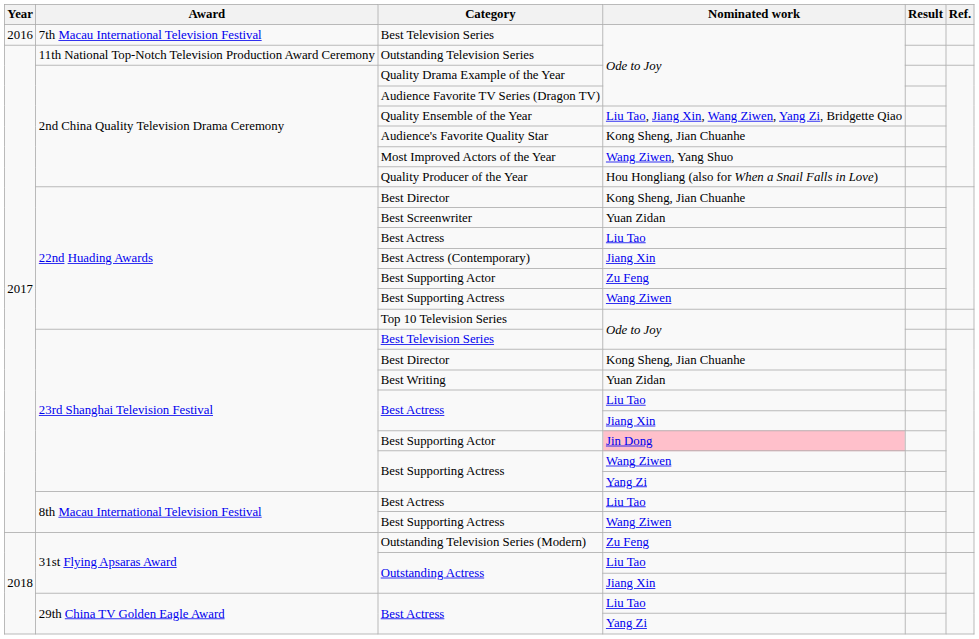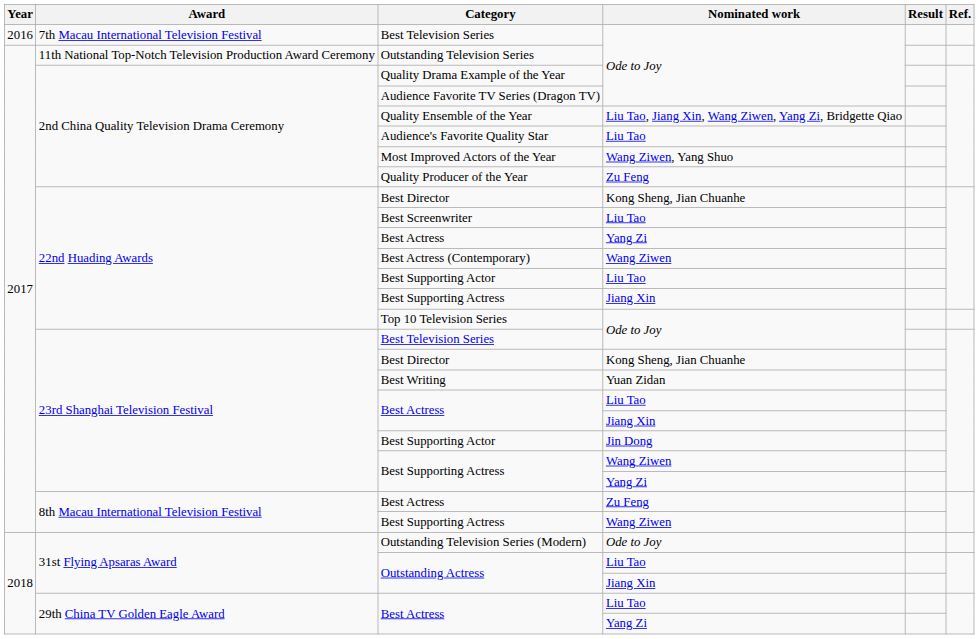(676, 136) Kong Sheng, Jian Chuanhe -> (626, 136) Liu Tao
(742, 177) Hou Hongliang (also for When a Snail Falls in Love) -> (627, 177) Zu Feng
(636, 217) Yuan Zidan -> (626, 217) Liu Tao
(626, 237) Liu Tao -> (626, 237) Yang Zi
(631, 258) Jiang Xin -> (639, 258) Wang Ziwen
(627, 278) Zu Feng -> (626, 278) Liu Tao
(639, 298) Wang Ziwen -> (631, 298) Jiang Xin
(629, 440) pink background -> (629, 440) no background
(626, 501) Liu Tao -> (627, 501) Zu Feng
(627, 542) Zu Feng -> (634, 542) Ode to Joy
